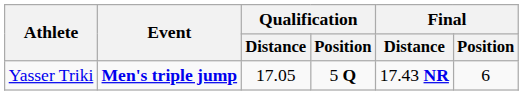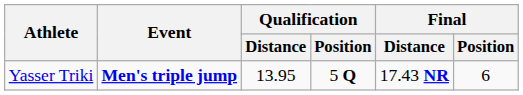(276, 75) 17.05 -> (276, 75) 13.95
